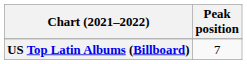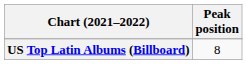(217, 49) 7 -> (217, 49) 8
